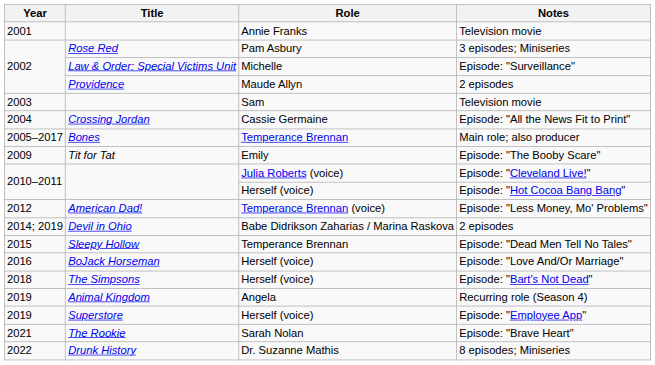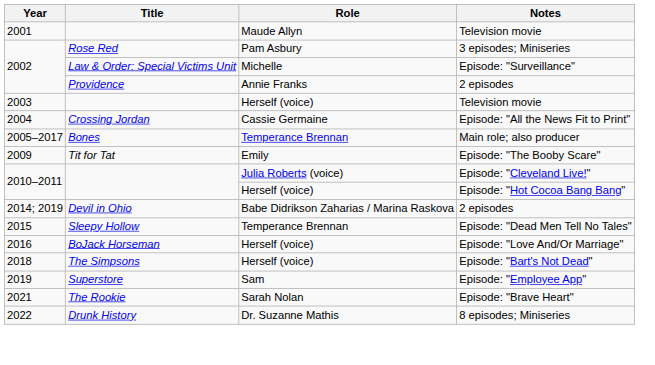(274, 31) Annie Franks -> (272, 31) Maude Allyn
(272, 84) Maude Allyn -> (274, 84) Annie Franks
(253, 102) Sam -> (277, 102) Herself (voice)
- row: (19, 208)
- row: (19, 297)
(277, 315) Herself (voice) -> (253, 279) Sam
